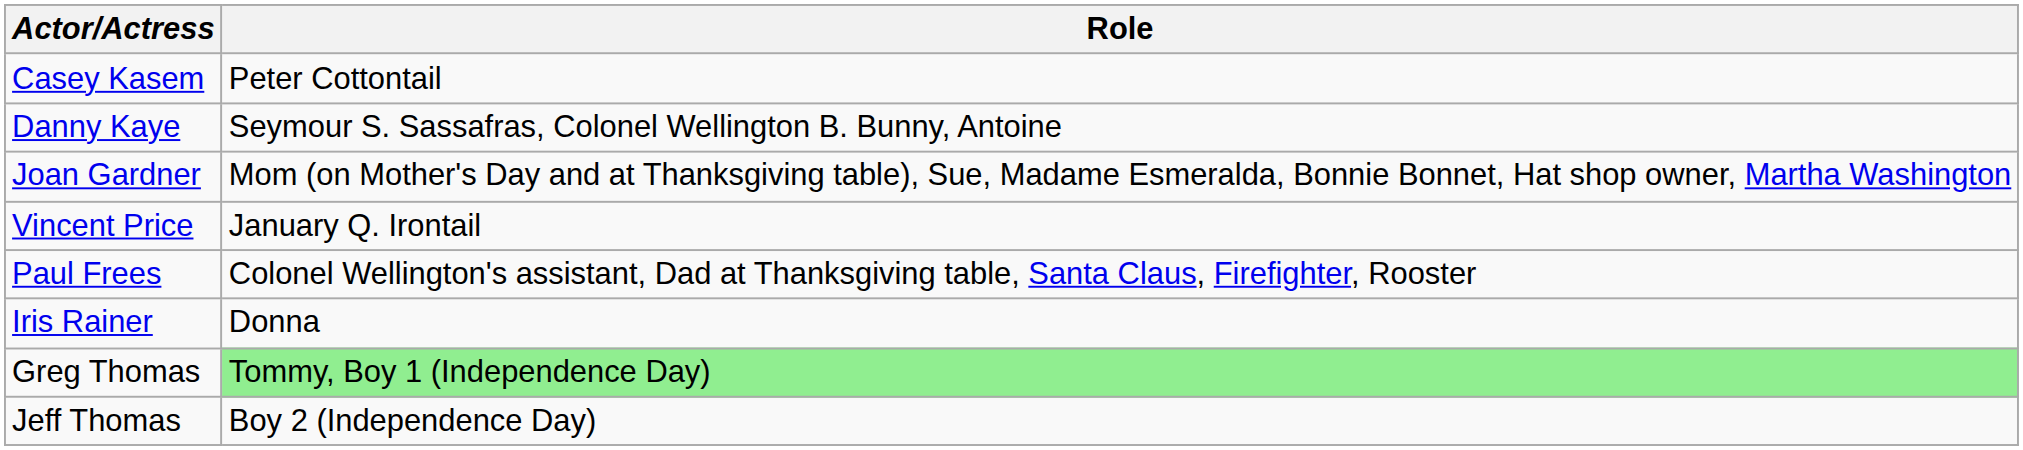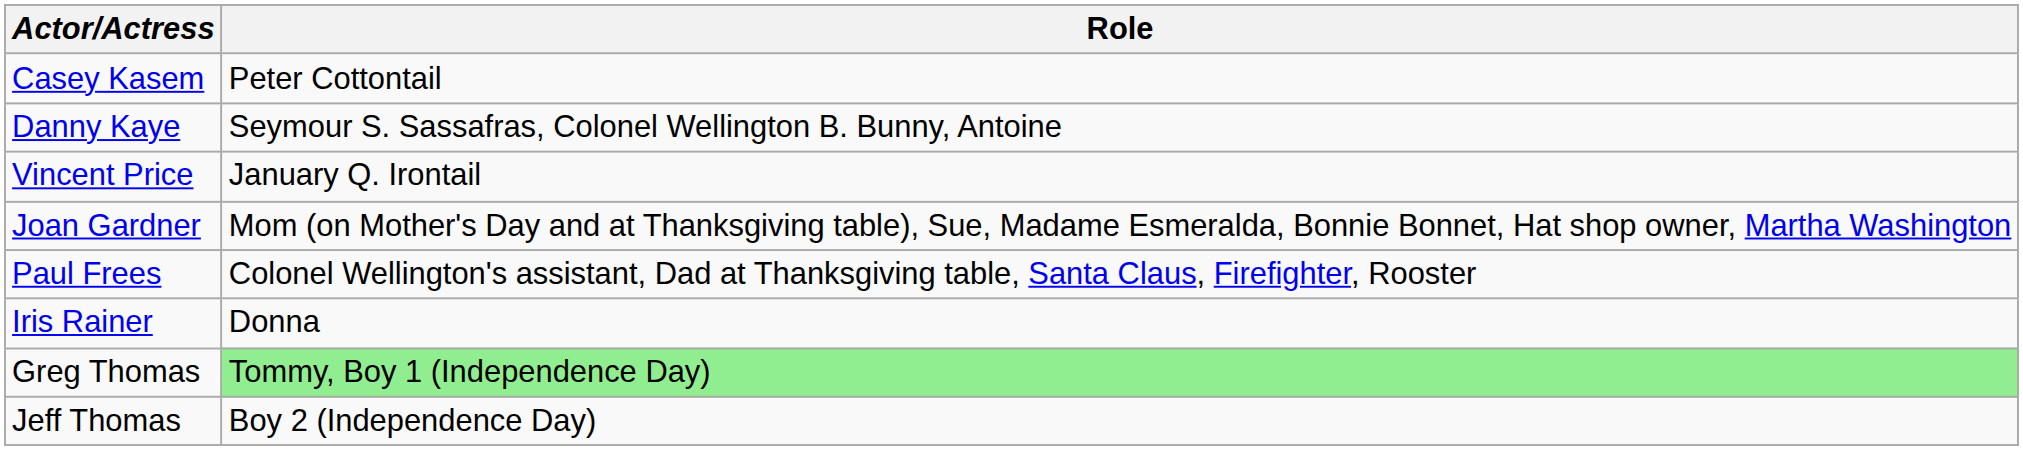rows swapped: (103, 224) <-> (107, 175)
